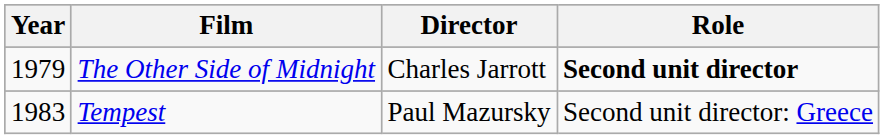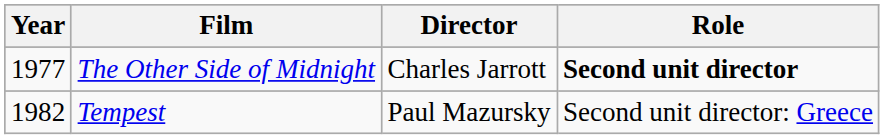(38, 68) 1979 -> (38, 68) 1977
(38, 111) 1983 -> (38, 111) 1982
